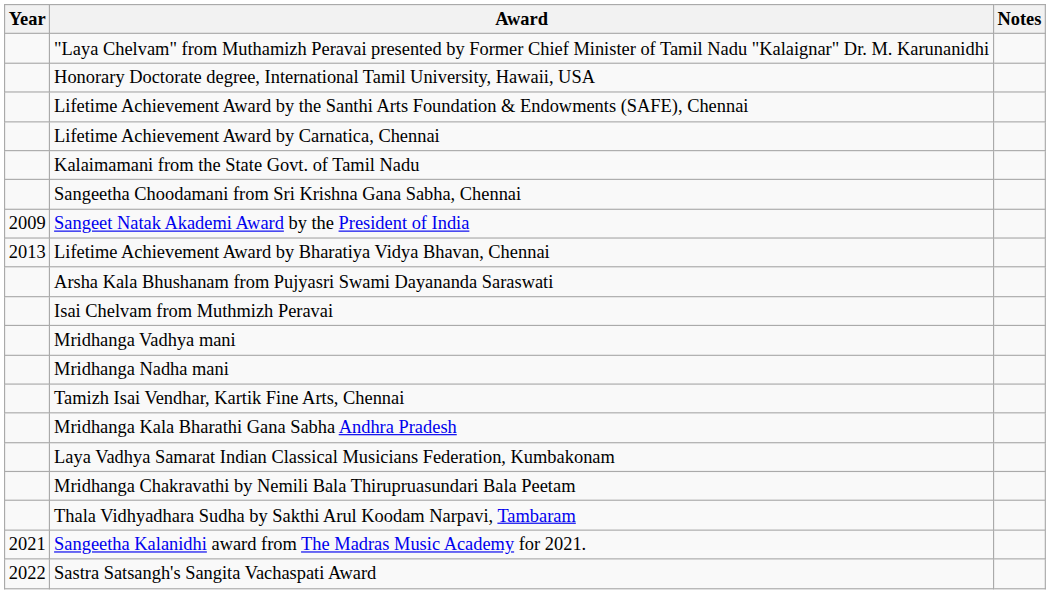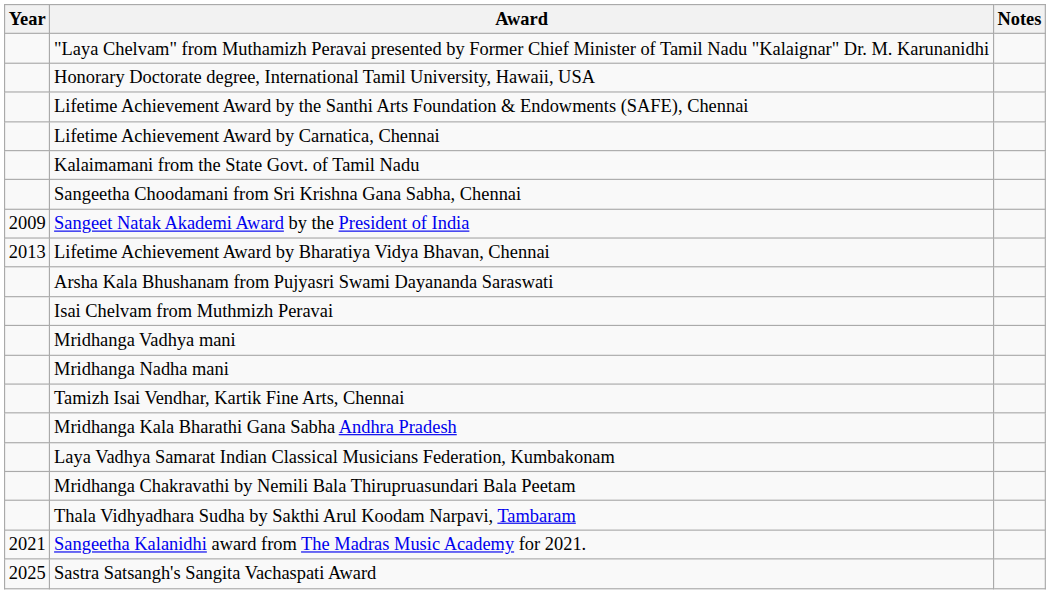(27, 573) 2022 -> (27, 573) 2025
